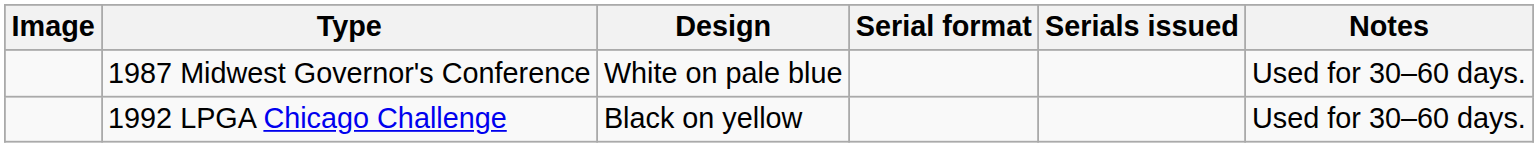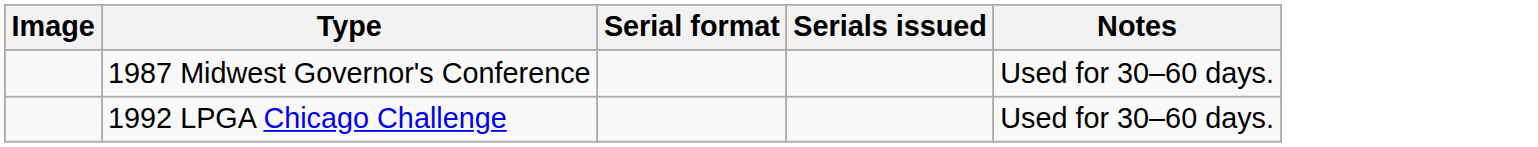- column: (723, 27)
